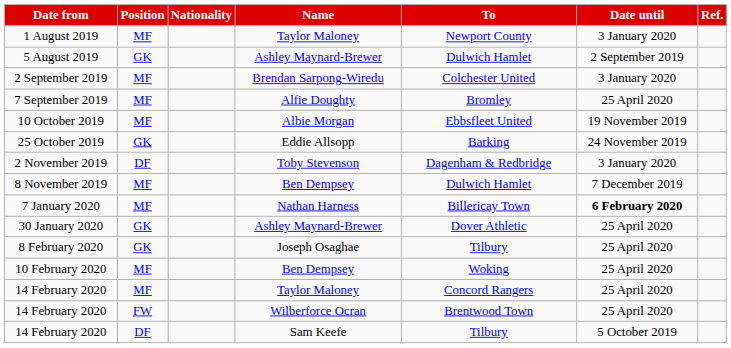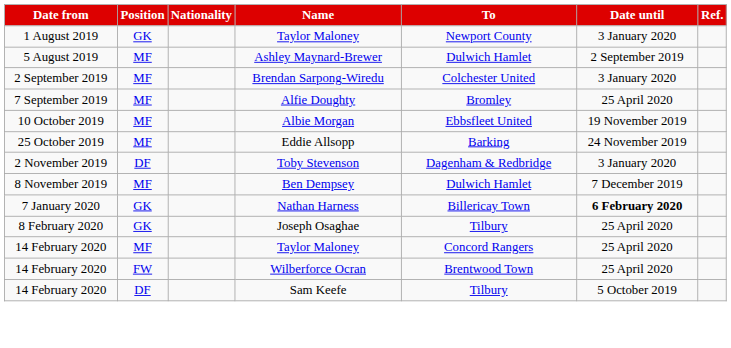(143, 36) MF -> (142, 36) GK
(142, 57) GK -> (143, 57) MF
(142, 142) GK -> (143, 142) MF
(143, 205) MF -> (142, 205) GK
- row: (61, 226)
- row: (61, 269)
